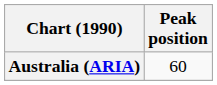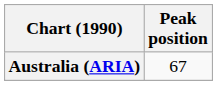(178, 66) 60 -> (178, 66) 67
